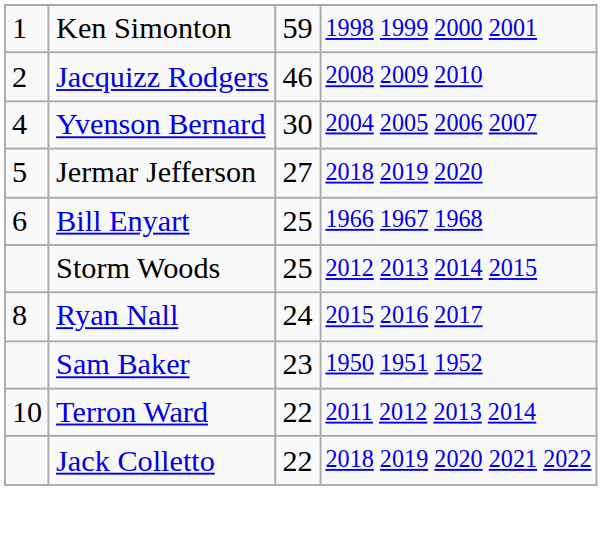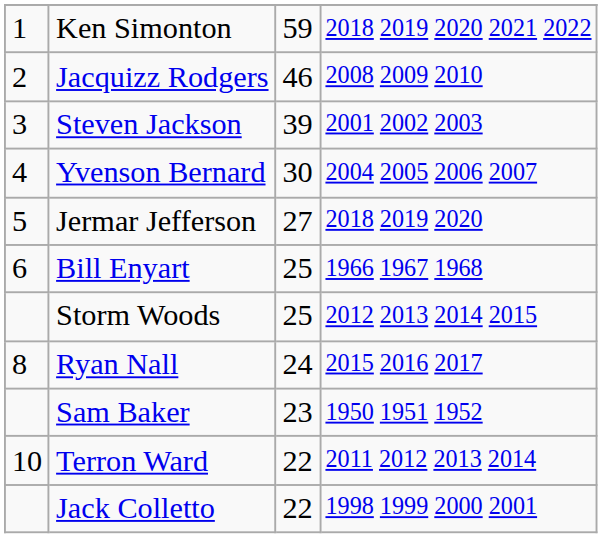(431, 28) 1998 1999 2000 2001 -> (458, 28) 2018 2019 2020 2021 2022
+ row: (149, 124)
(458, 460) 2018 2019 2020 2021 2022 -> (431, 508) 1998 1999 2000 2001
